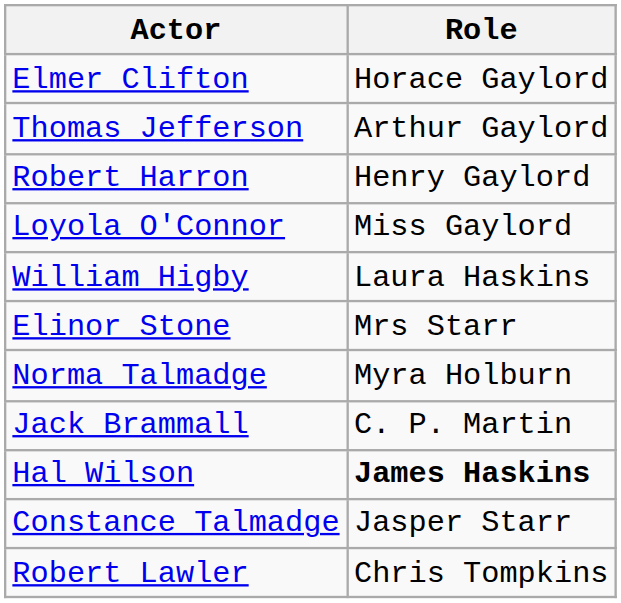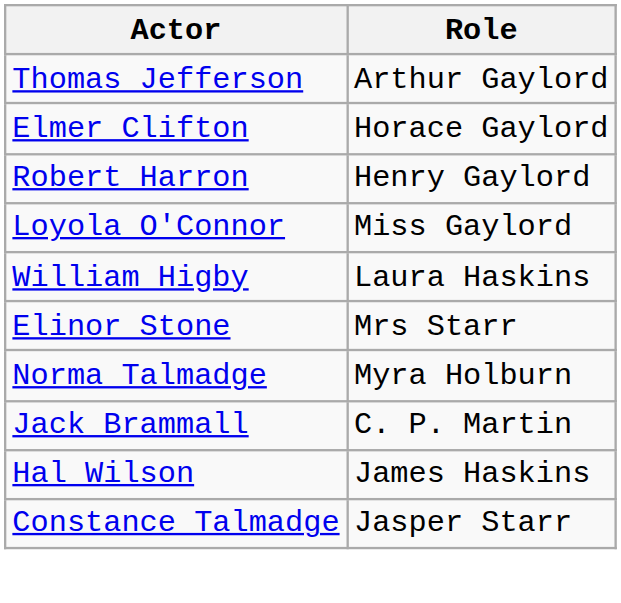rows swapped: (158, 129) <-> (131, 79)
(472, 474) bold -> (472, 474) normal
- row: (131, 573)
